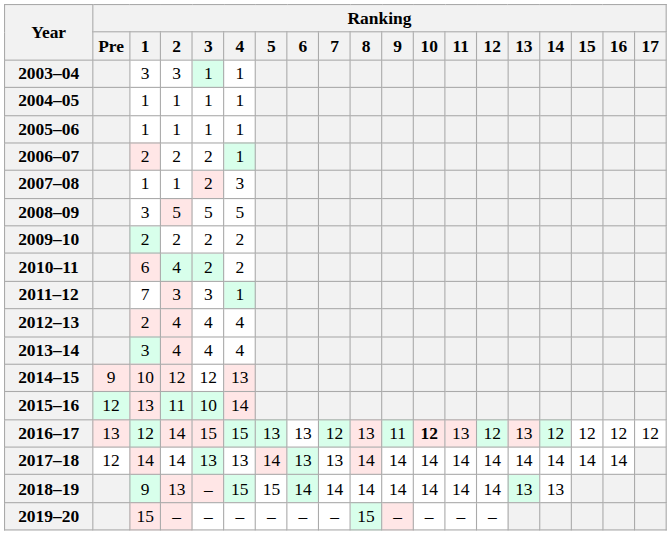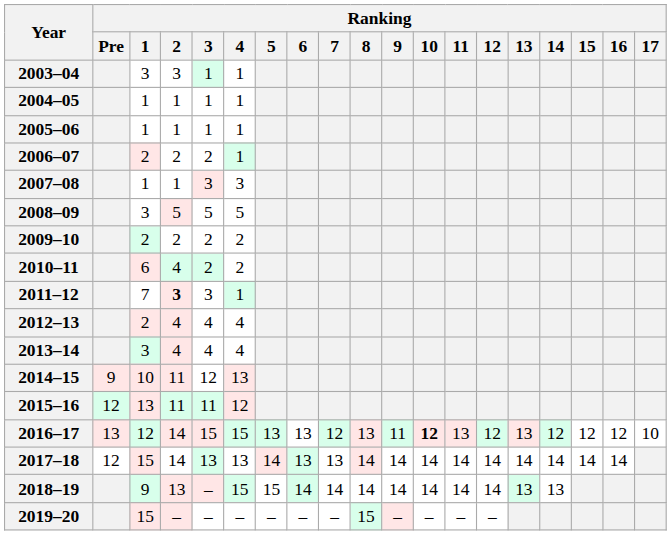(208, 184) 2 -> (208, 184) 3
(177, 294) normal -> (177, 294) bold
(177, 377) 12 -> (177, 377) 11
(208, 405) 10 -> (208, 405) 11
(240, 405) 14 -> (240, 405) 12
(650, 433) 12 -> (650, 433) 10
(145, 460) 14 -> (145, 460) 15
